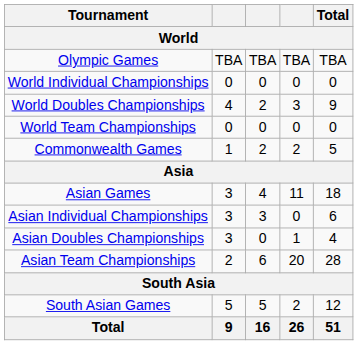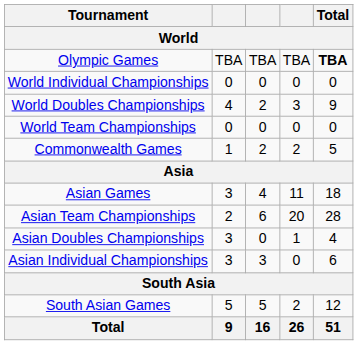(333, 60) normal -> (333, 60) bold
rows swapped: (108, 216) <-> (108, 261)
